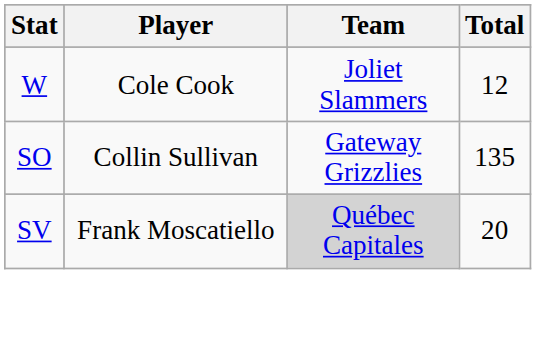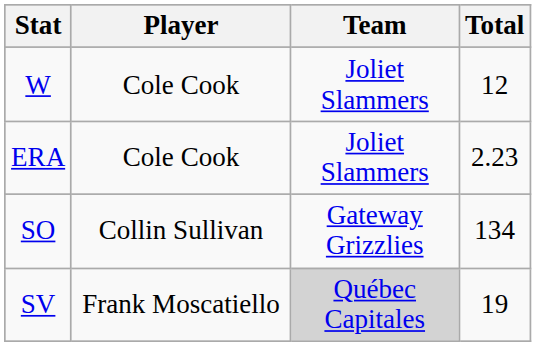+ row: (38, 157)
(495, 157) 135 -> (495, 230) 134
(495, 230) 20 -> (495, 303) 19
